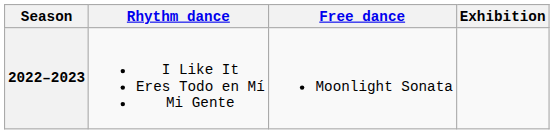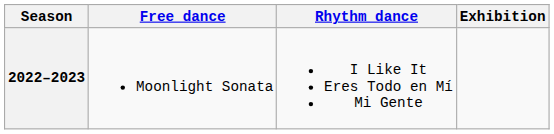columns swapped: (178, 16) <-> (362, 16)
